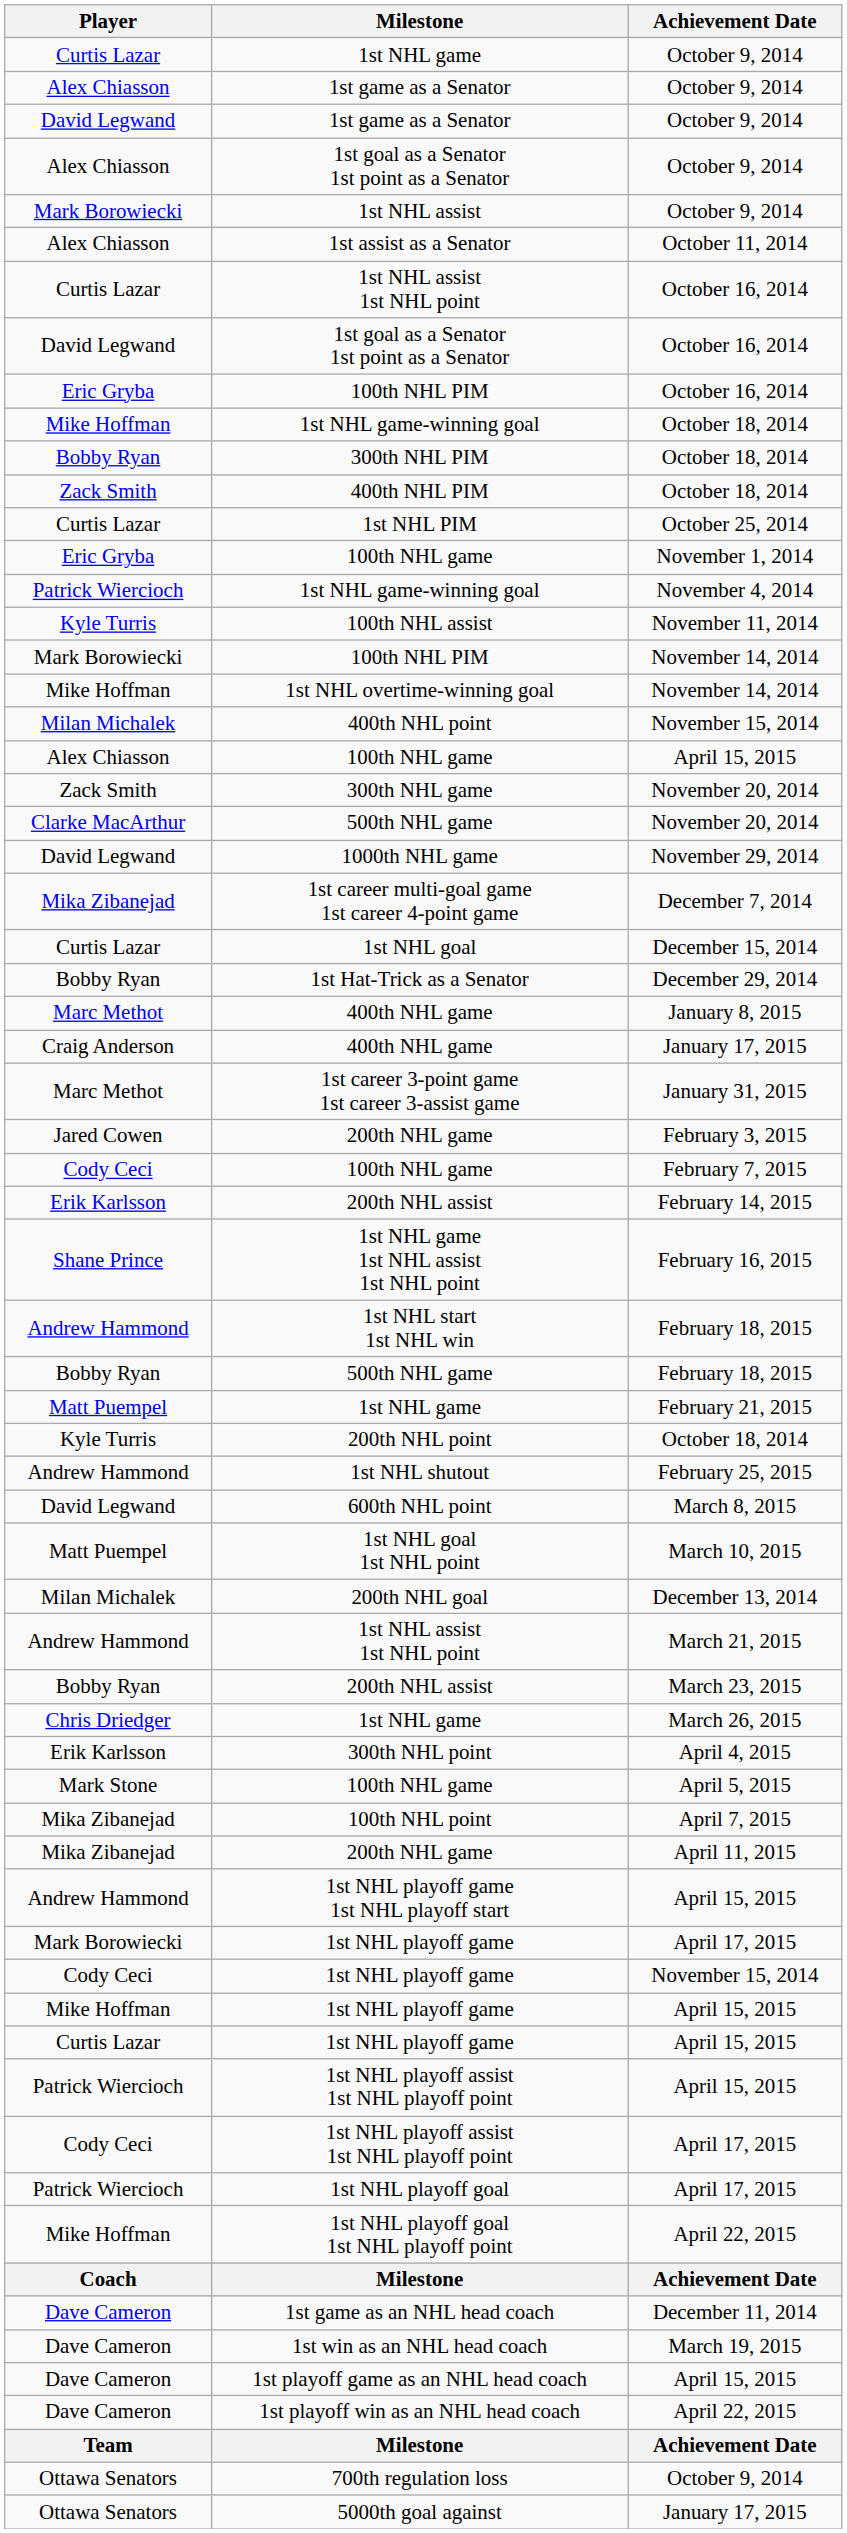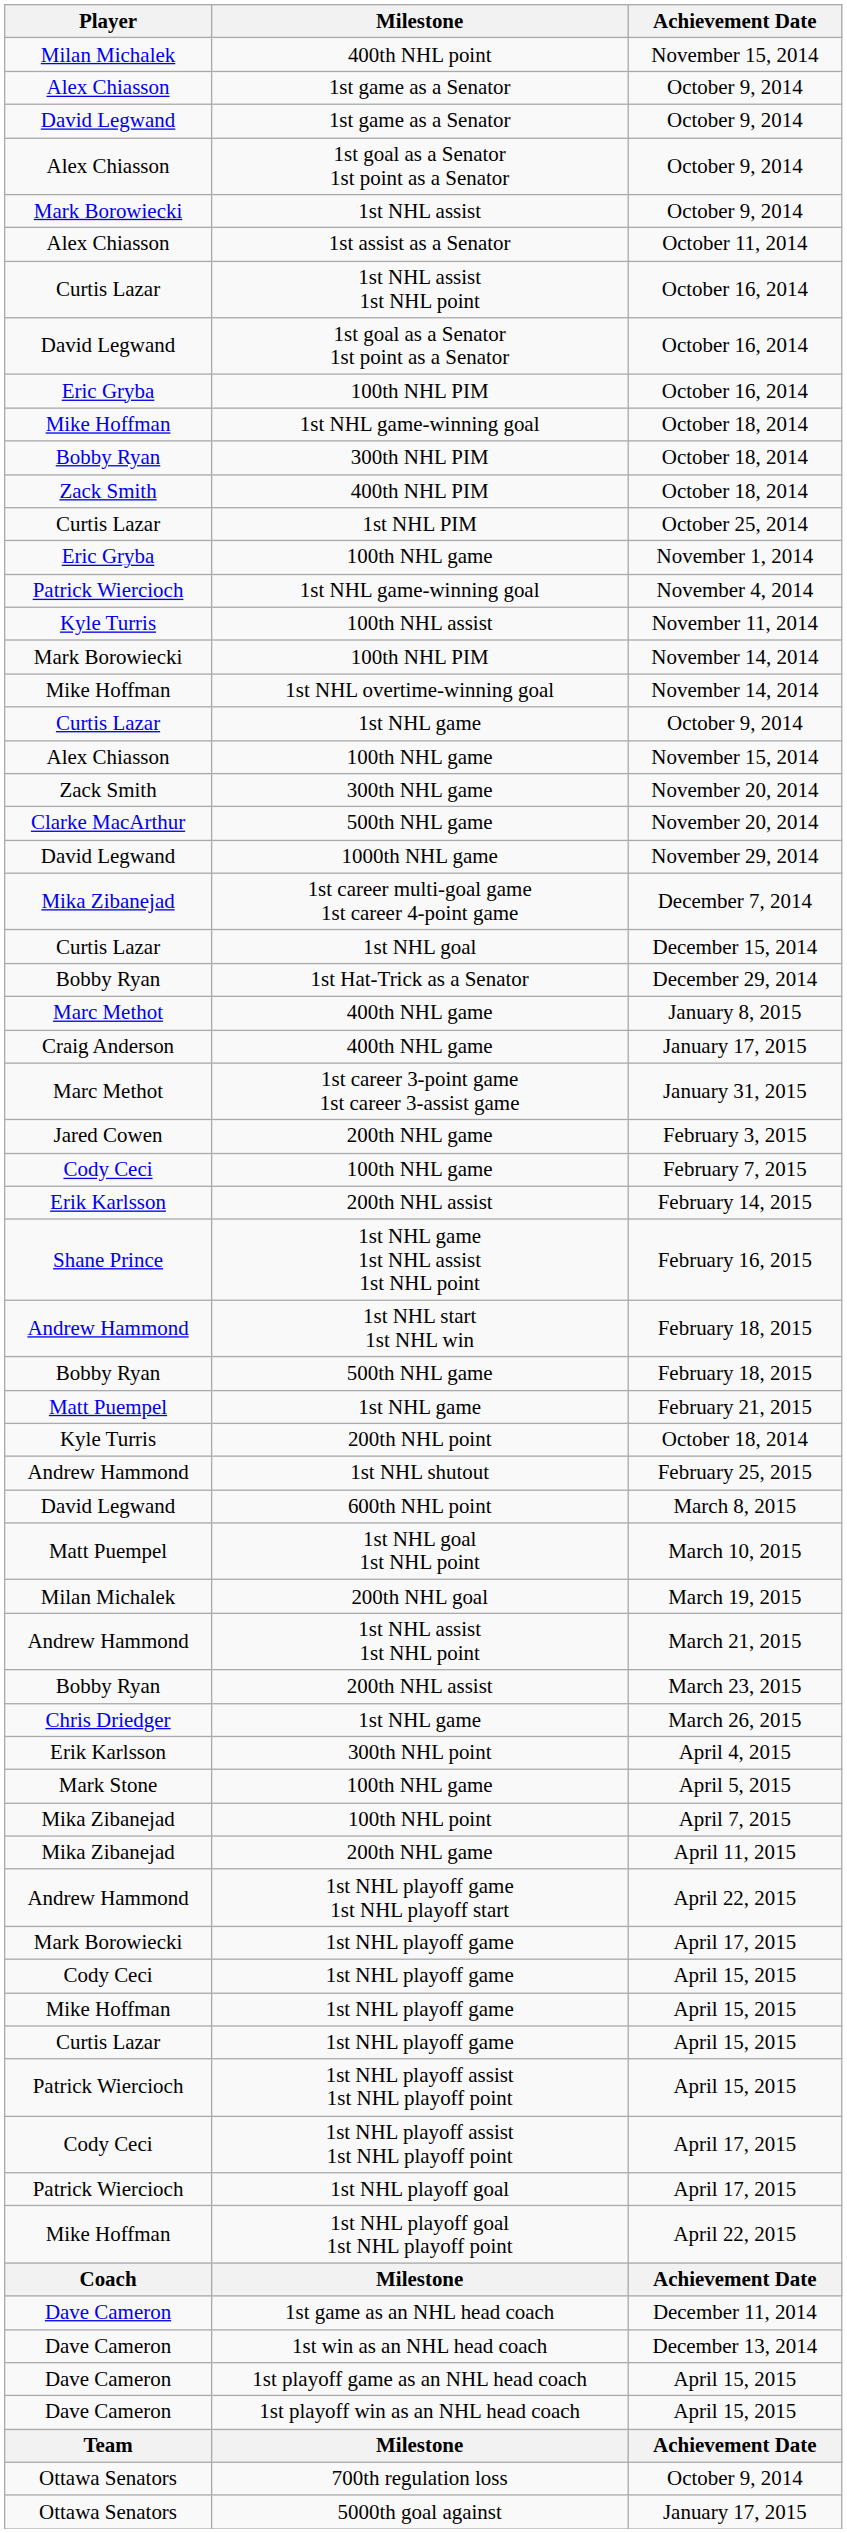rows swapped: (108, 54) <-> (108, 723)
(735, 756) April 15, 2015 -> (735, 756) November 15, 2014
(735, 1596) December 13, 2014 -> (735, 1596) March 19, 2015
(735, 1897) April 15, 2015 -> (735, 1897) April 22, 2015
(735, 1975) November 15, 2014 -> (735, 1975) April 15, 2015
(735, 2345) March 19, 2015 -> (735, 2345) December 13, 2014
(735, 2412) April 22, 2015 -> (735, 2412) April 15, 2015
